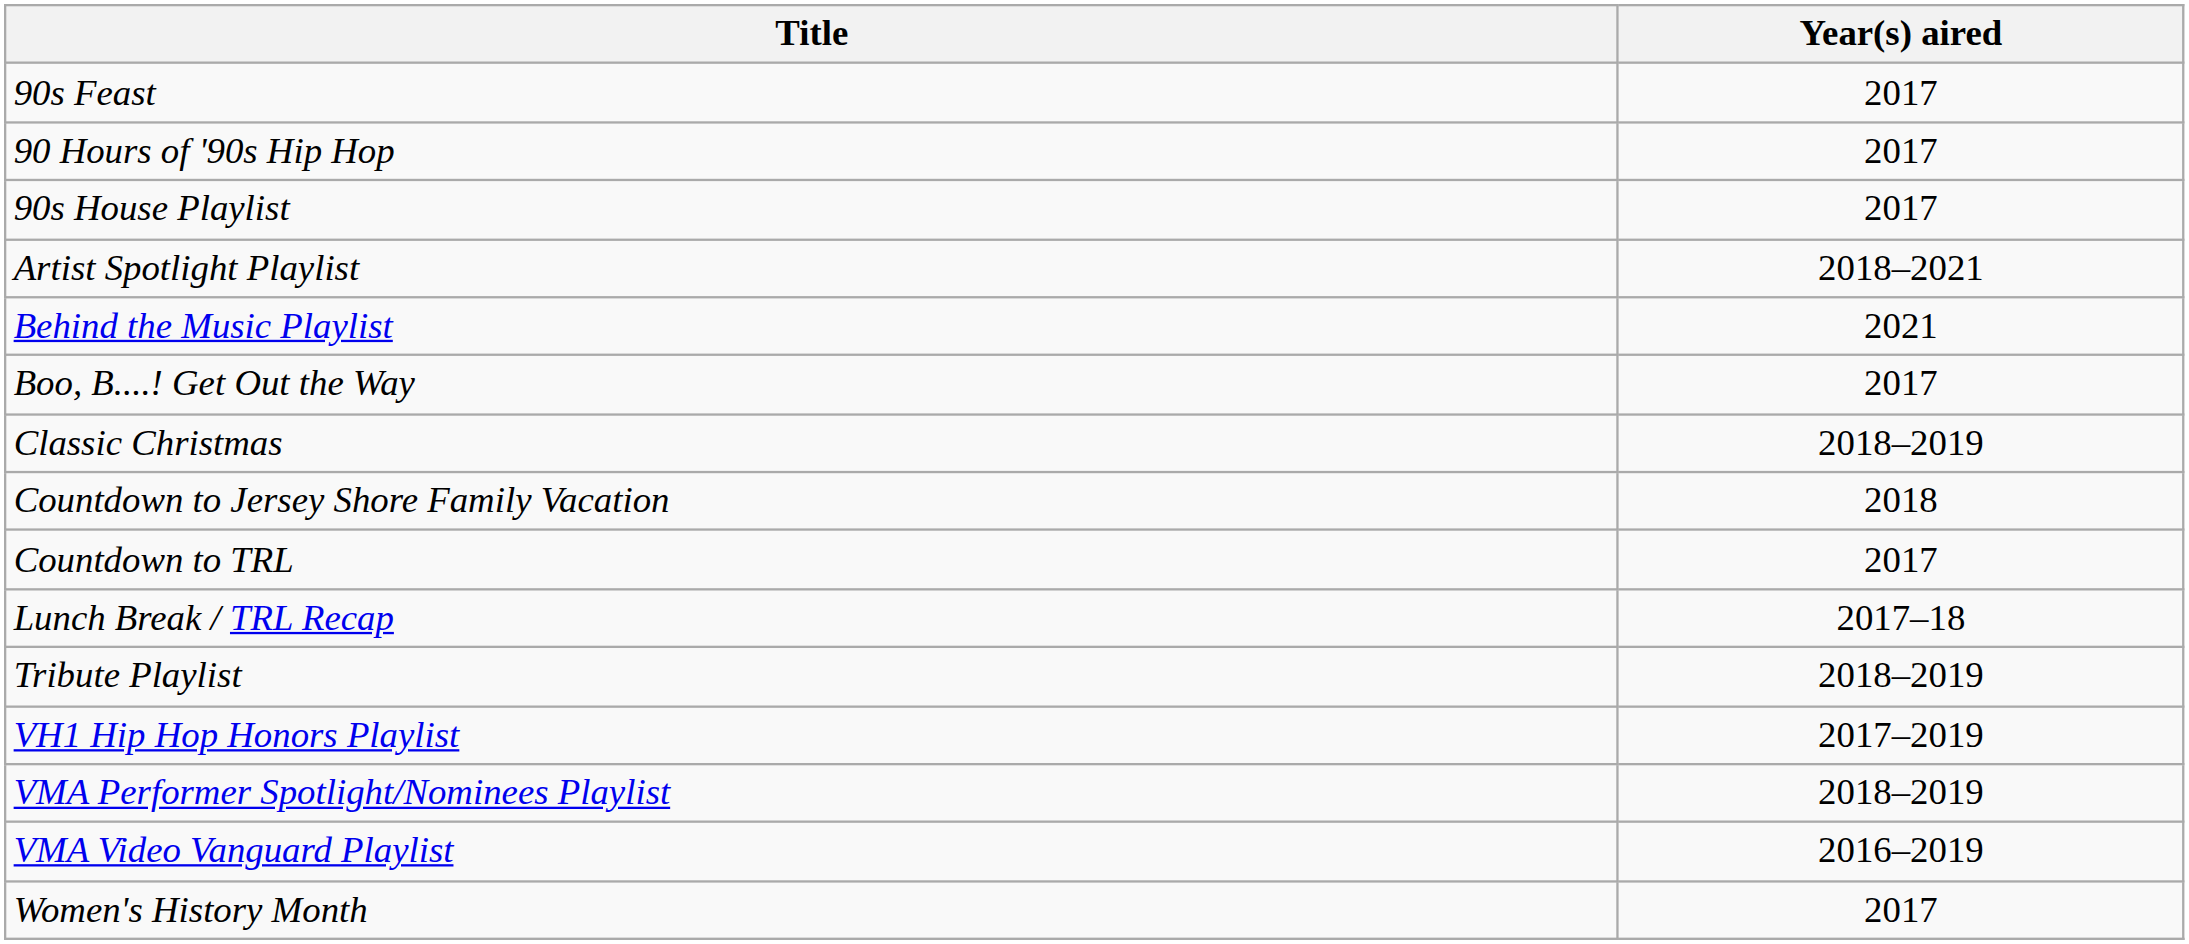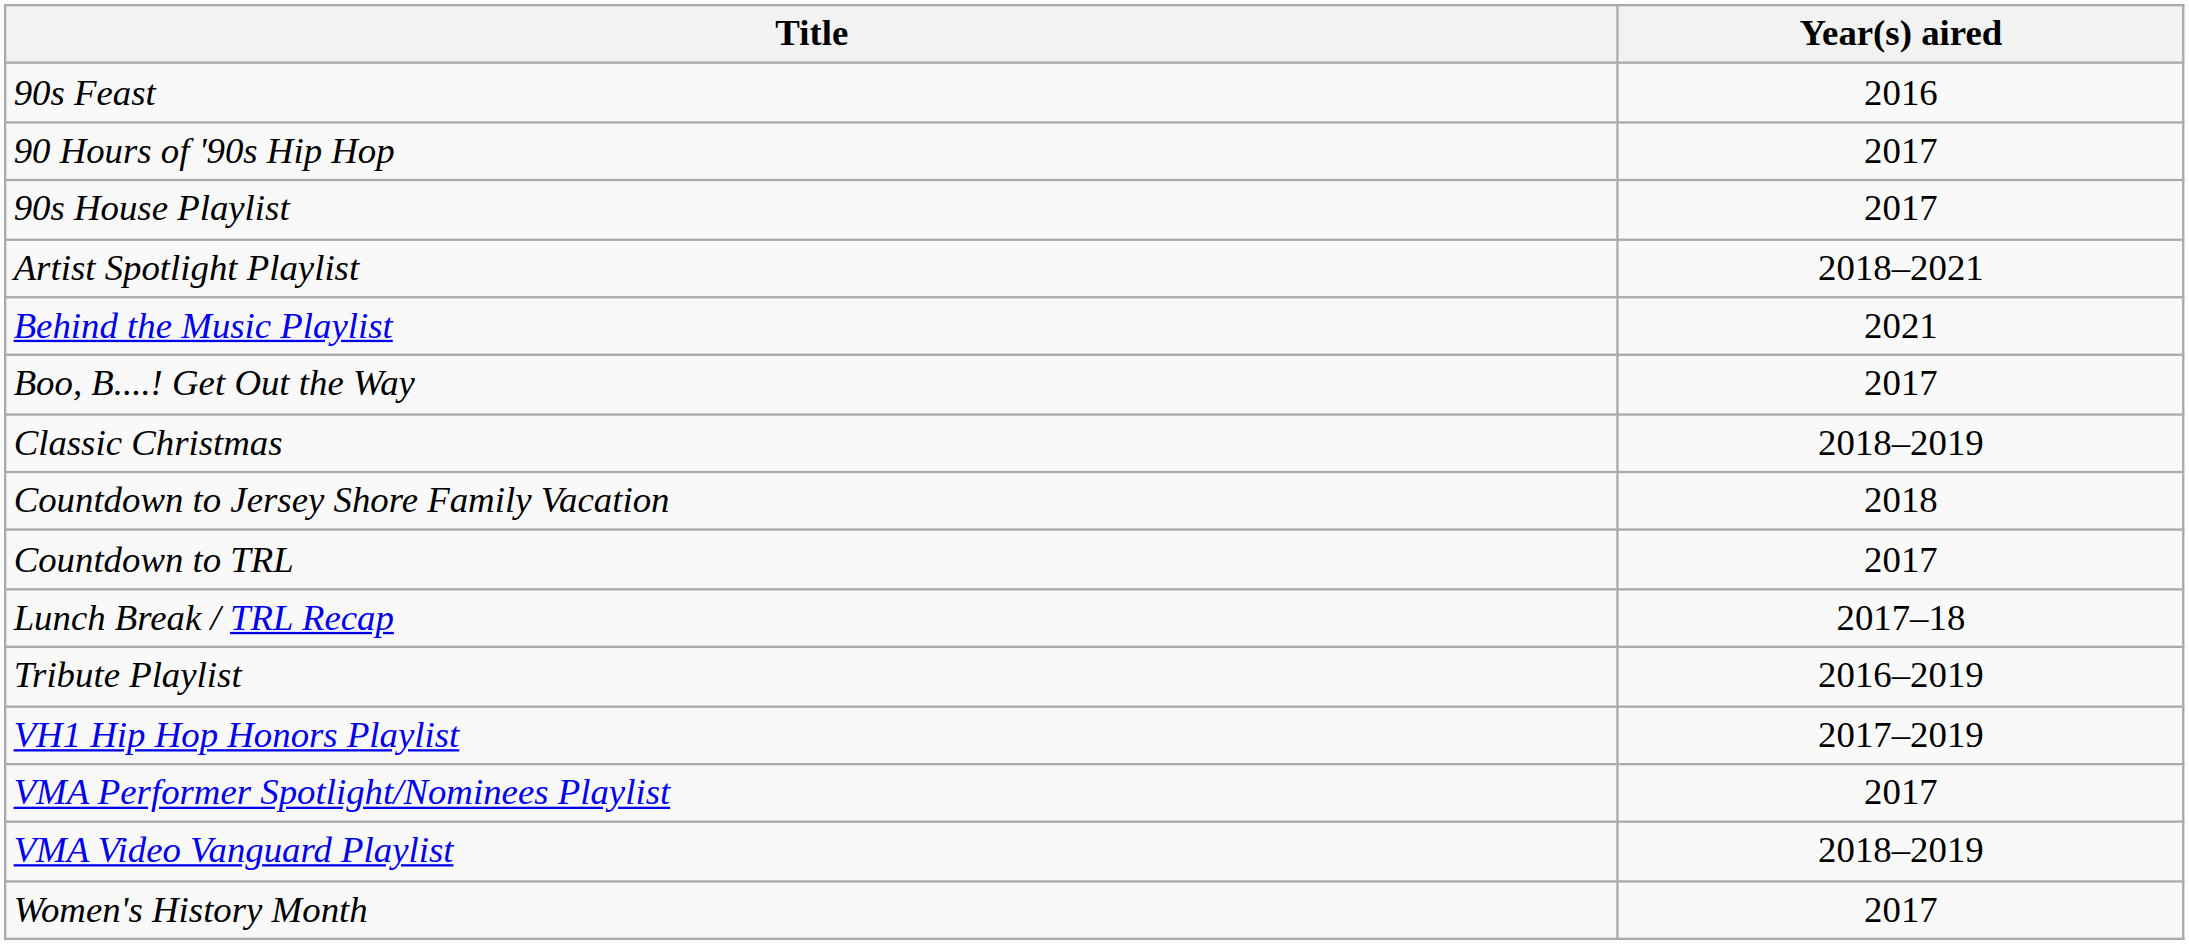(1901, 92) 2017 -> (1901, 92) 2016
(1901, 675) 2018–2019 -> (1901, 675) 2016–2019
(1901, 792) 2018–2019 -> (1901, 792) 2017
(1901, 850) 2016–2019 -> (1901, 850) 2018–2019
